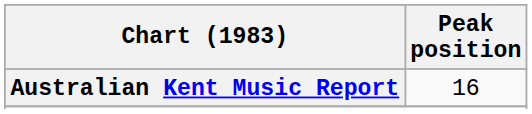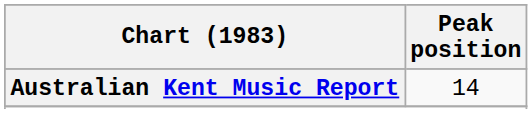(466, 88) 16 -> (466, 88) 14
